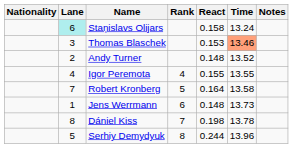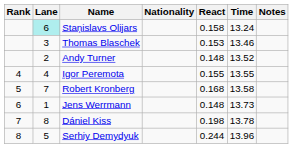columns swapped: (182, 12) <-> (32, 12)
(242, 43) lightsalmon background -> (242, 43) no background
(212, 89) 0.164 -> (212, 89) 0.168
